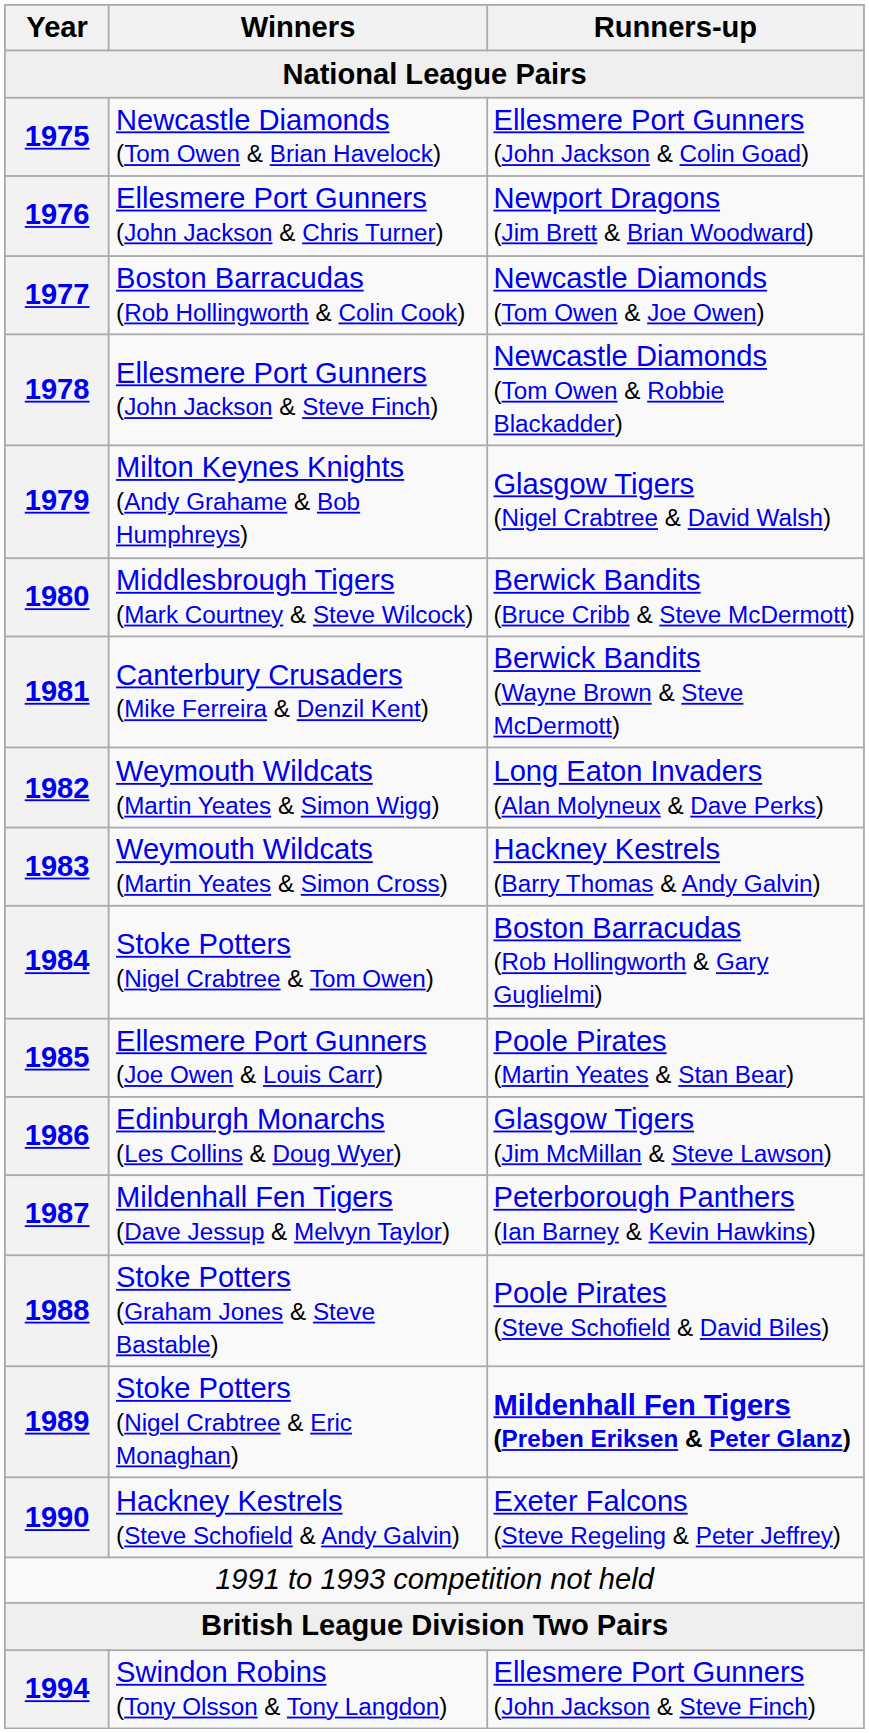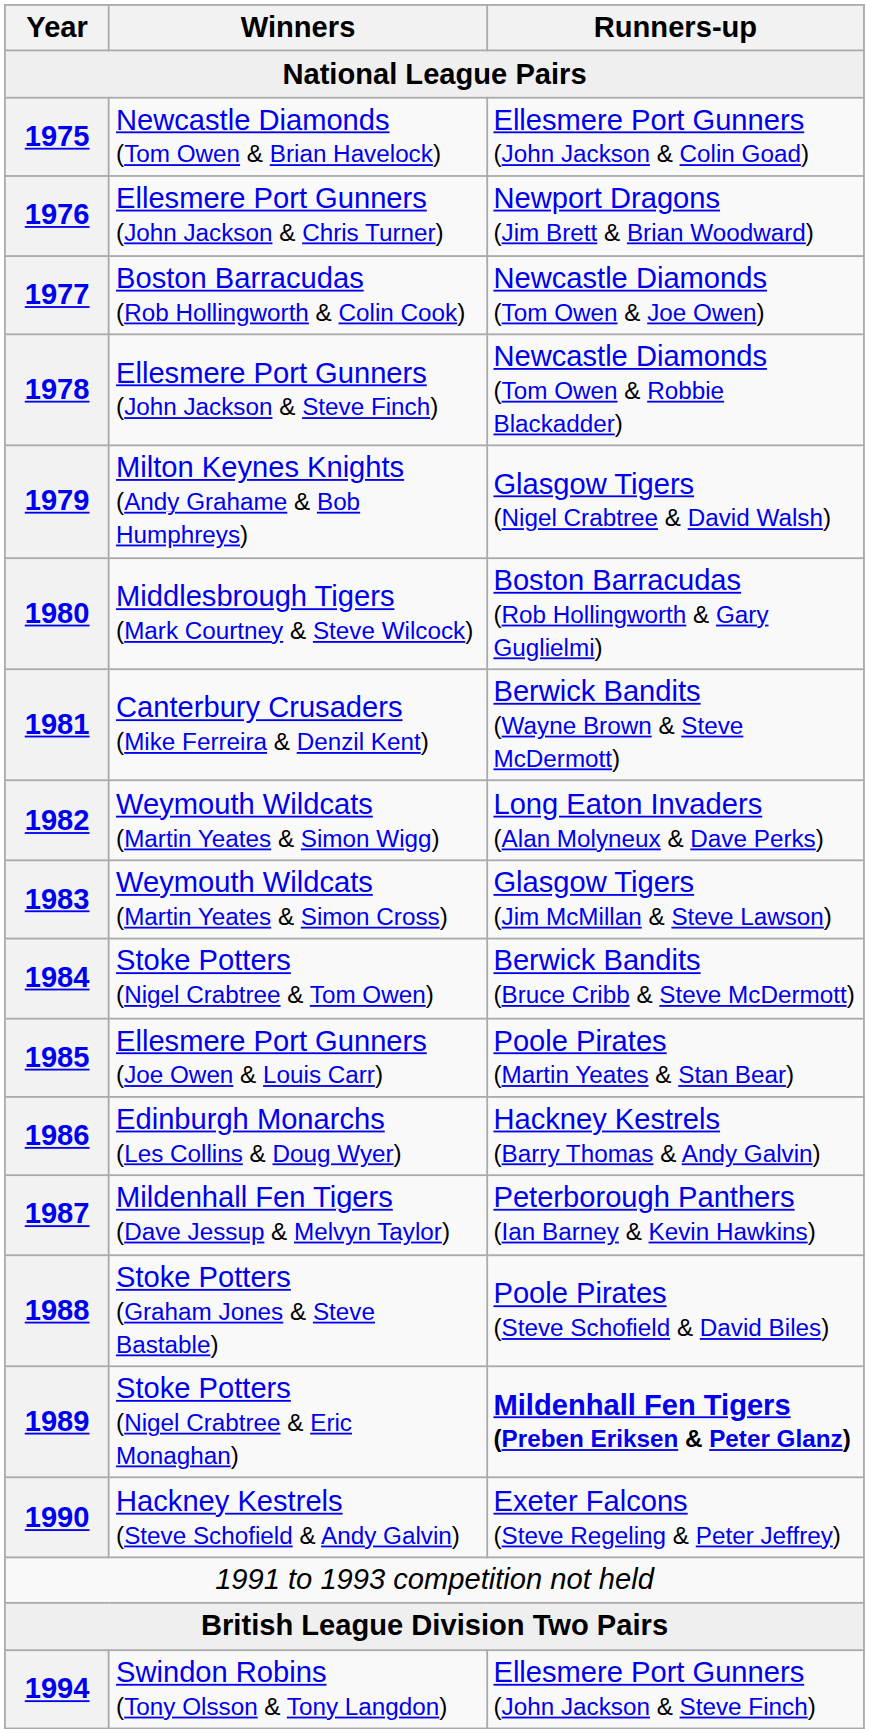(674, 596) Berwick Bandits (Bruce Cribb & Steve McDermott) -> (631, 612) Boston Barracudas (Rob Hollingworth & Gary Guglielmi)
(657, 866) Hackney Kestrels (Barry Thomas & Andy Galvin) -> (663, 898) Glasgow Tigers (Jim McMillan & Steve Lawson)
(631, 961) Boston Barracudas (Rob Hollingworth & Gary Guglielmi) -> (674, 977) Berwick Bandits (Bruce Cribb & Steve McDermott)
(663, 1135) Glasgow Tigers (Jim McMillan & Steve Lawson) -> (657, 1135) Hackney Kestrels (Barry Thomas & Andy Galvin)
